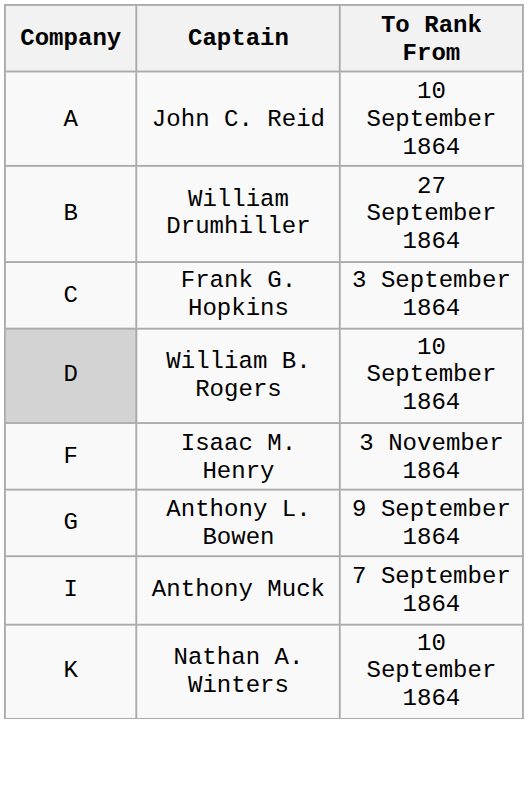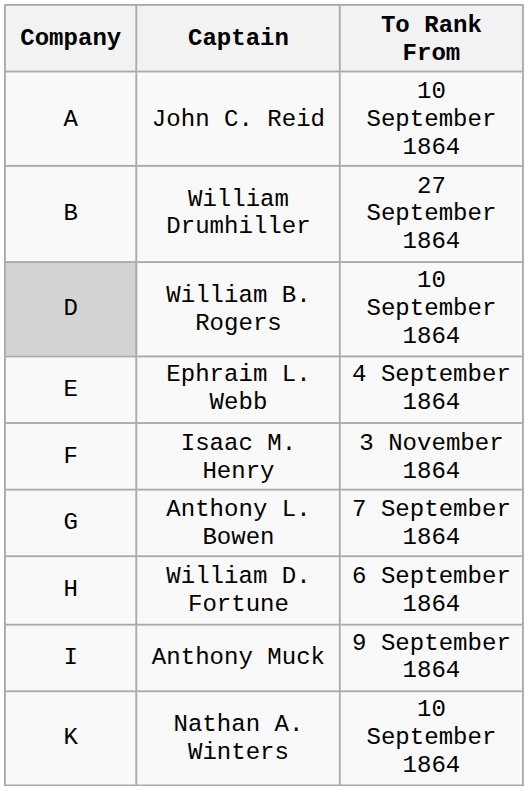- row: (238, 295)
+ row: (238, 389)
(431, 523) 9 September 1864 -> (431, 523) 7 September 1864
+ row: (238, 590)
(431, 590) 7 September 1864 -> (431, 657) 9 September 1864
